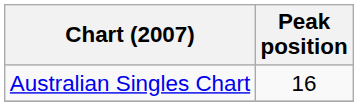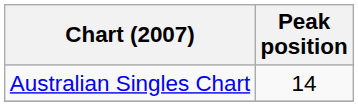(304, 82) 16 -> (304, 82) 14
